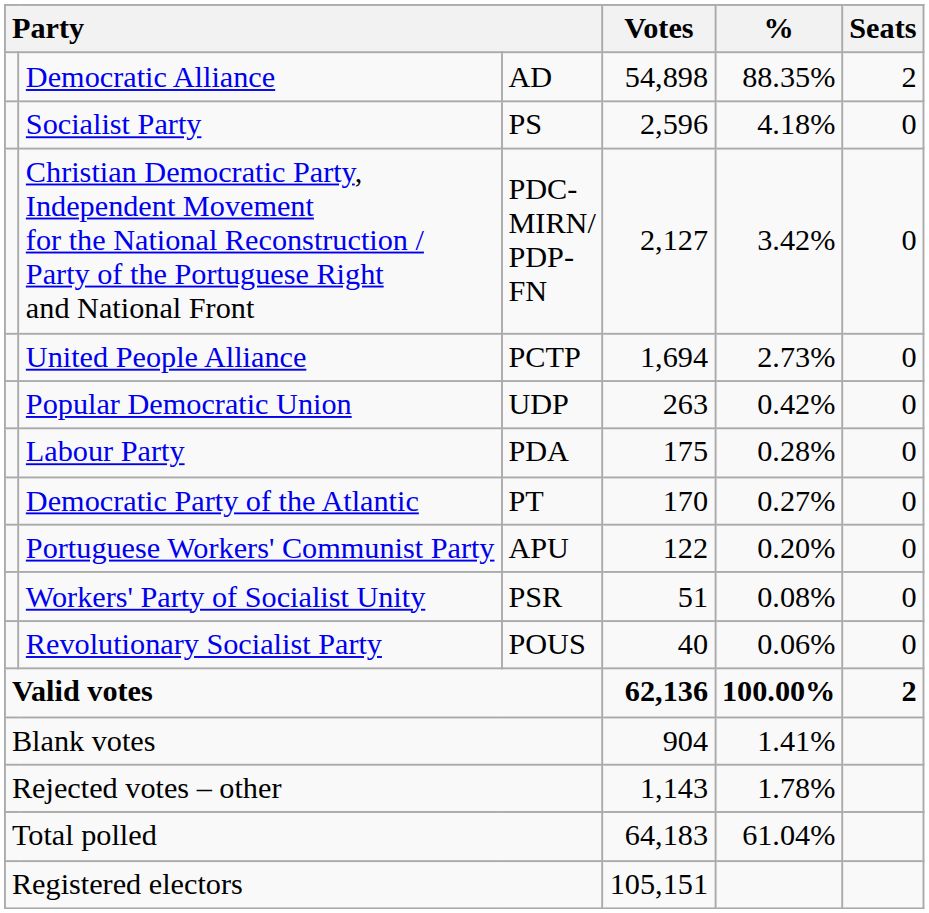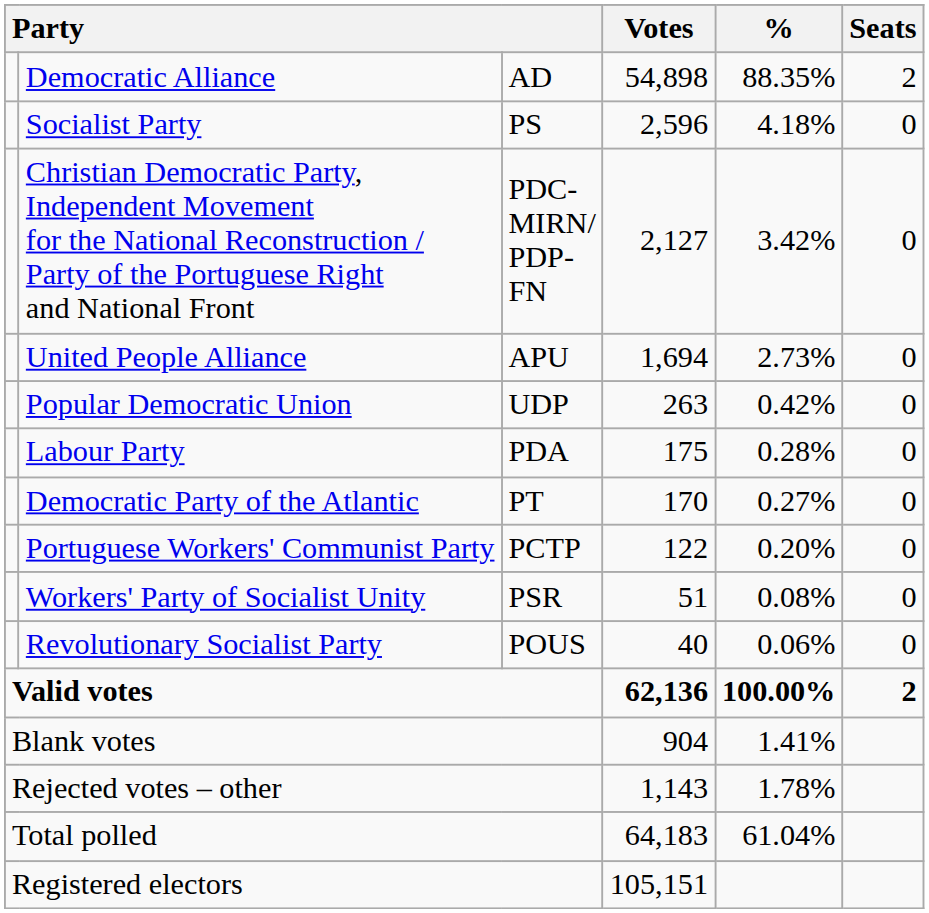(545, 356) PCTP -> (539, 356) APU
(539, 548) APU -> (545, 548) PCTP
